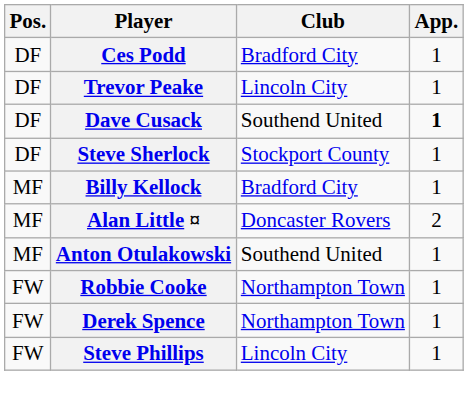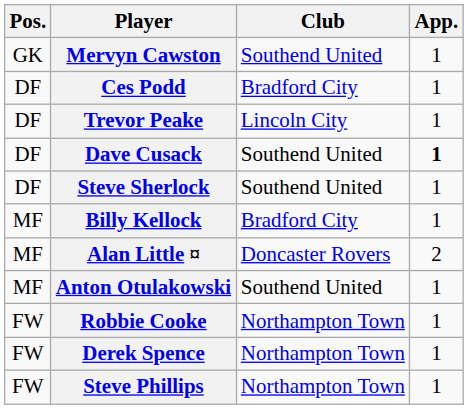+ row: (143, 54)
(315, 154) Stockport County -> (312, 187) Southend United
(294, 353) Lincoln City -> (323, 386) Northampton Town
